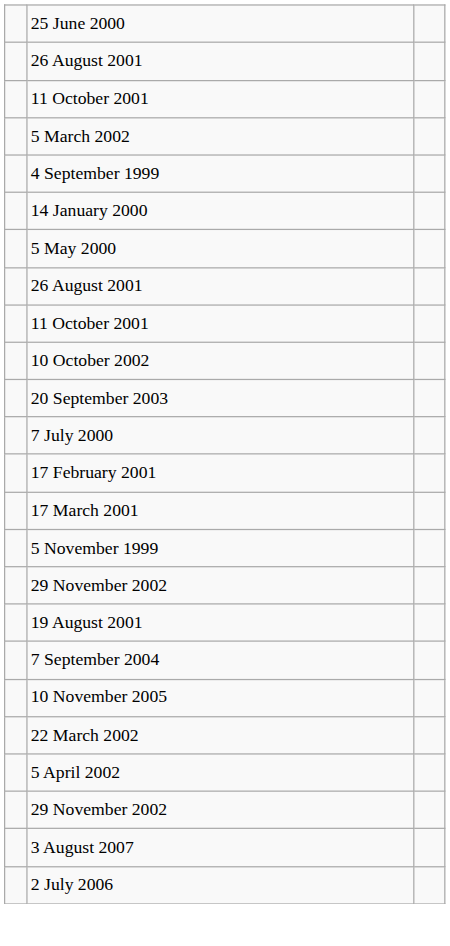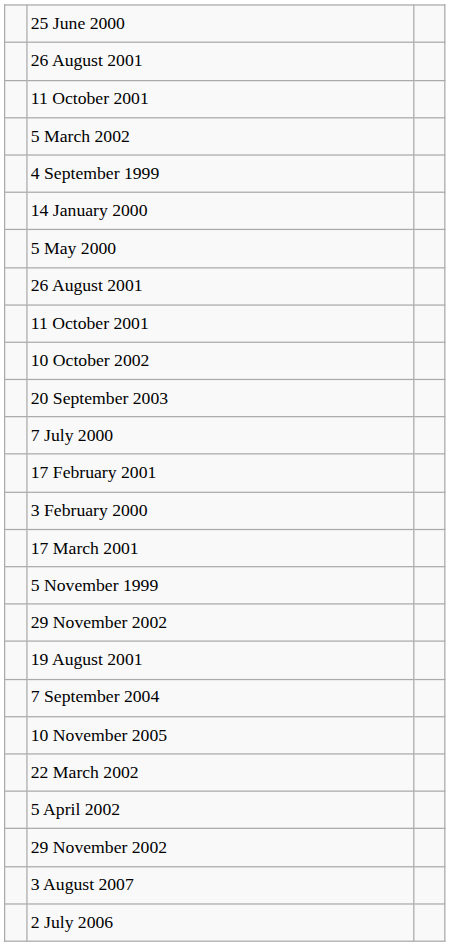+ row: (16, 511)
